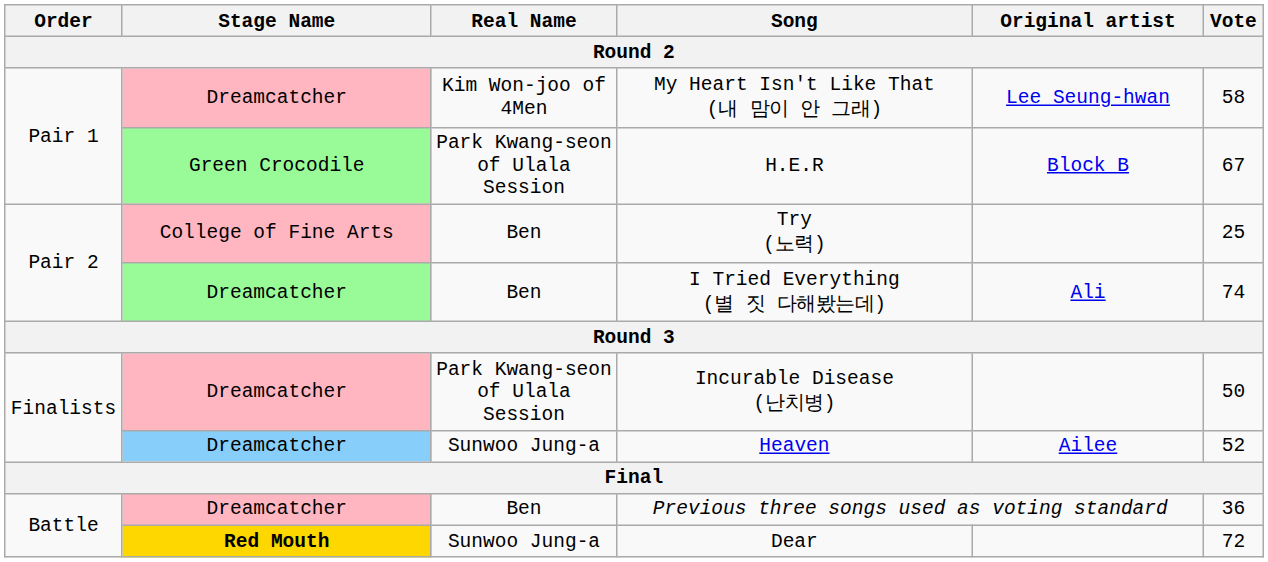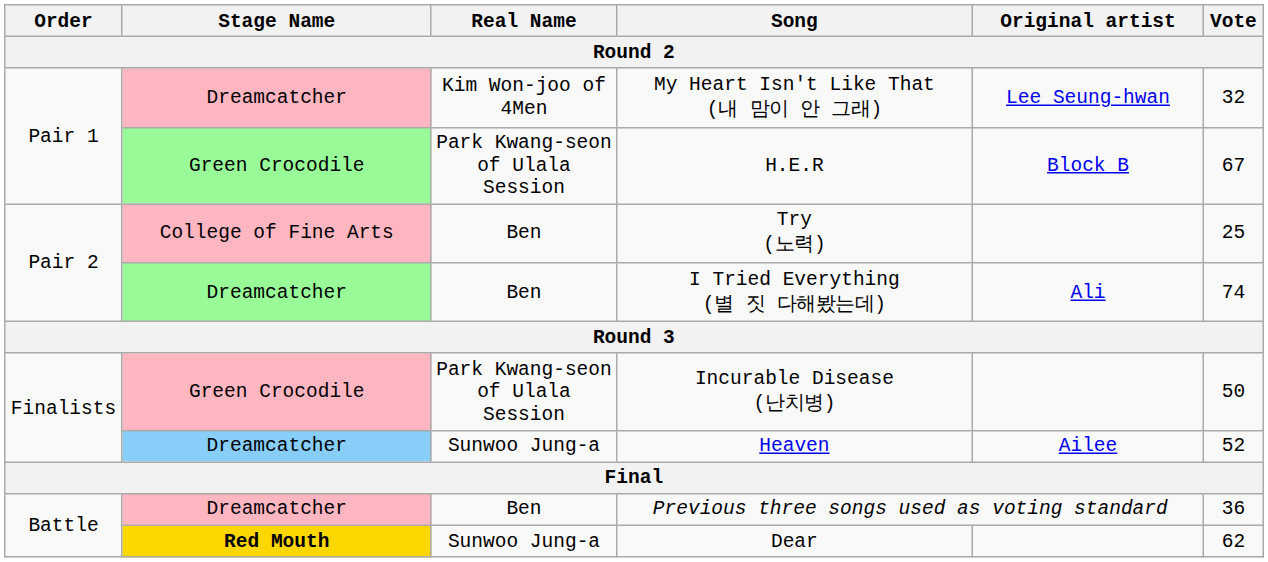(1233, 98) 58 -> (1233, 98) 32
(277, 392) Dreamcatcher -> (277, 392) Green Crocodile
(1233, 541) 72 -> (1233, 541) 62
